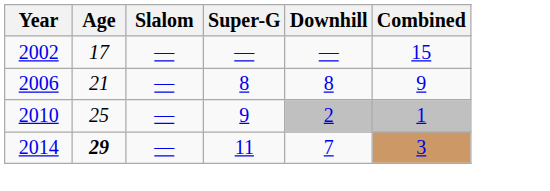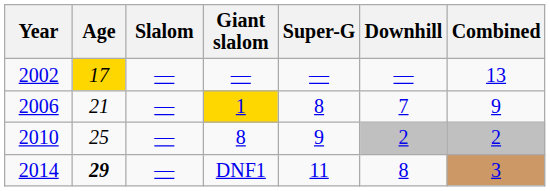+ column: (241, 31)
(99, 52) no background -> (99, 74) gold background
(421, 52) 15 -> (496, 74) 13
(329, 83) 8 -> (404, 106) 7
(421, 115) 1 -> (496, 138) 2
(329, 147) 7 -> (404, 169) 8
